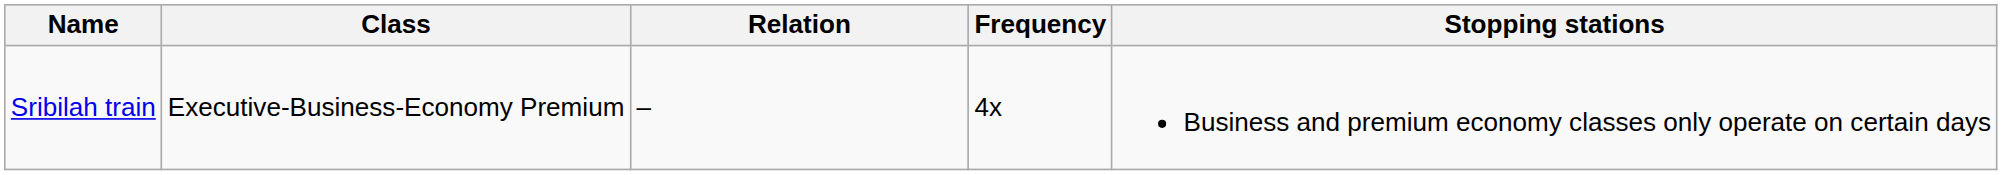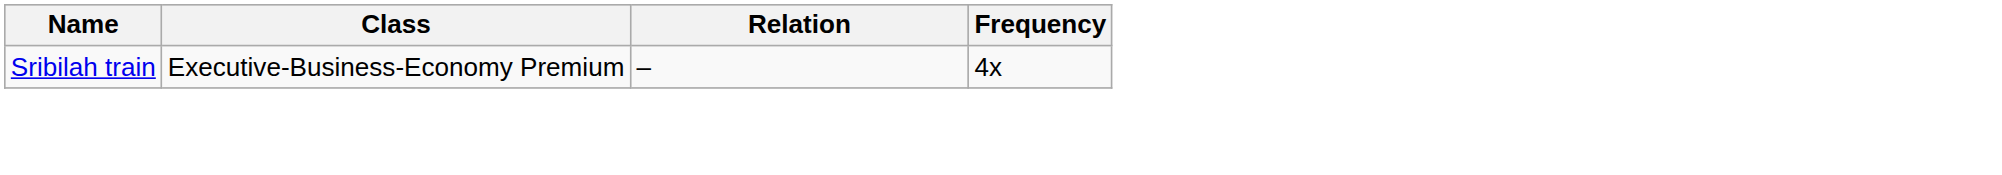- column: (1555, 25)
